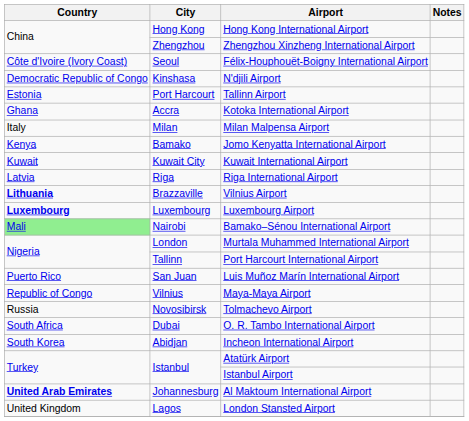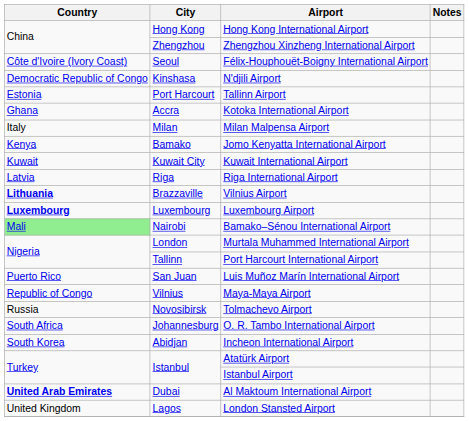(166, 326) Dubai -> (186, 326) Johannesburg
(186, 392) Johannesburg -> (166, 392) Dubai
